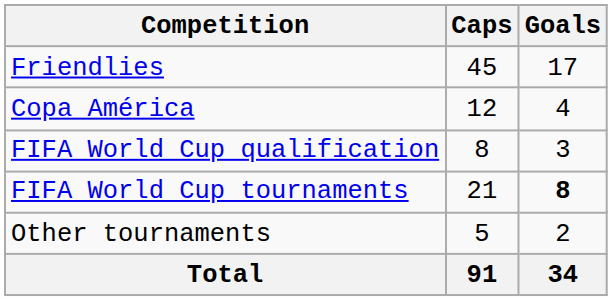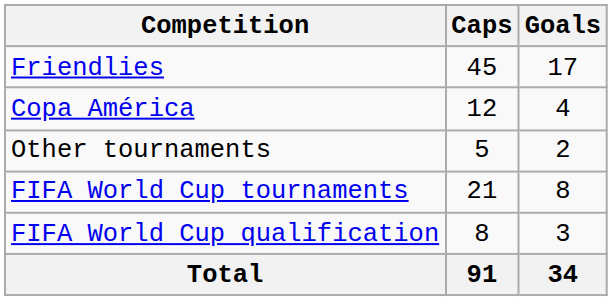rows swapped: (225, 150) <-> (141, 233)
(563, 192) bold -> (563, 192) normal
